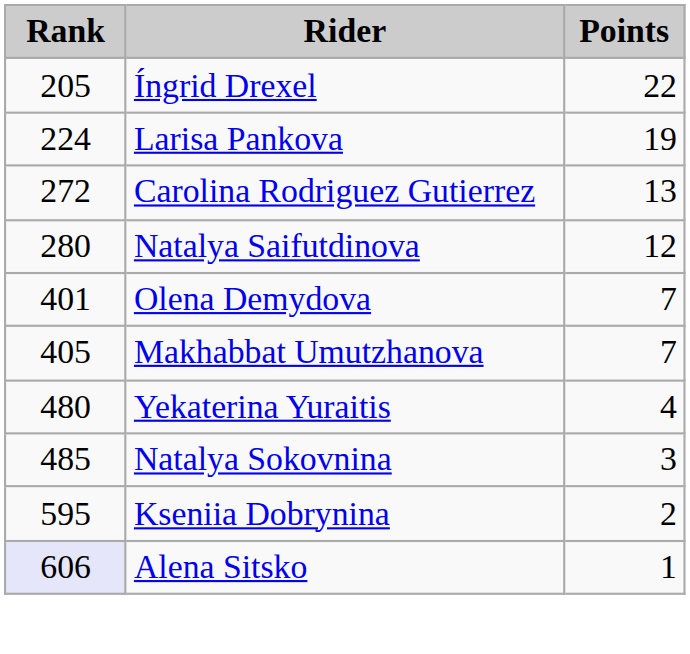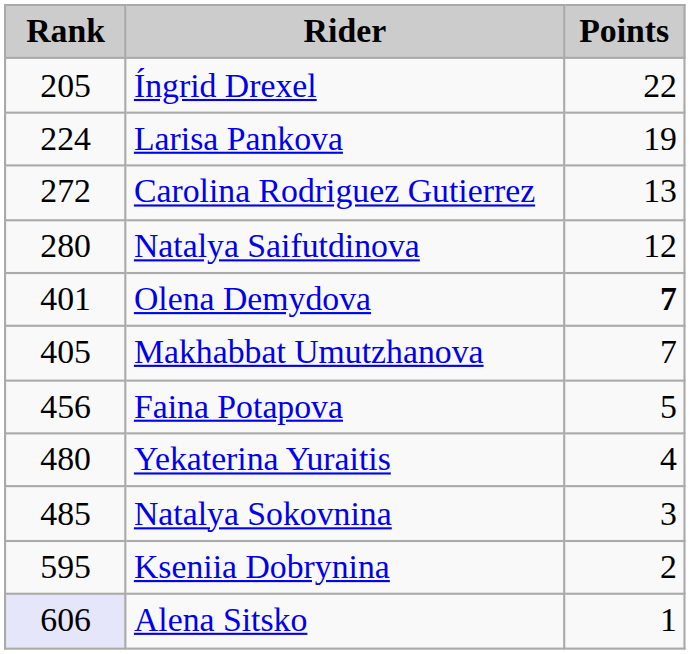(669, 298) normal -> (669, 298) bold
+ row: (238, 406)
